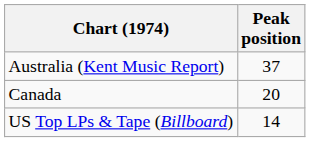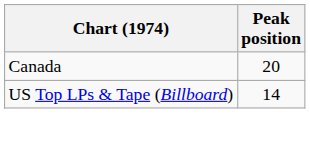- row: (116, 66)
